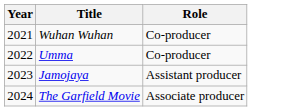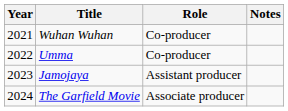+ column: (265, 14)
